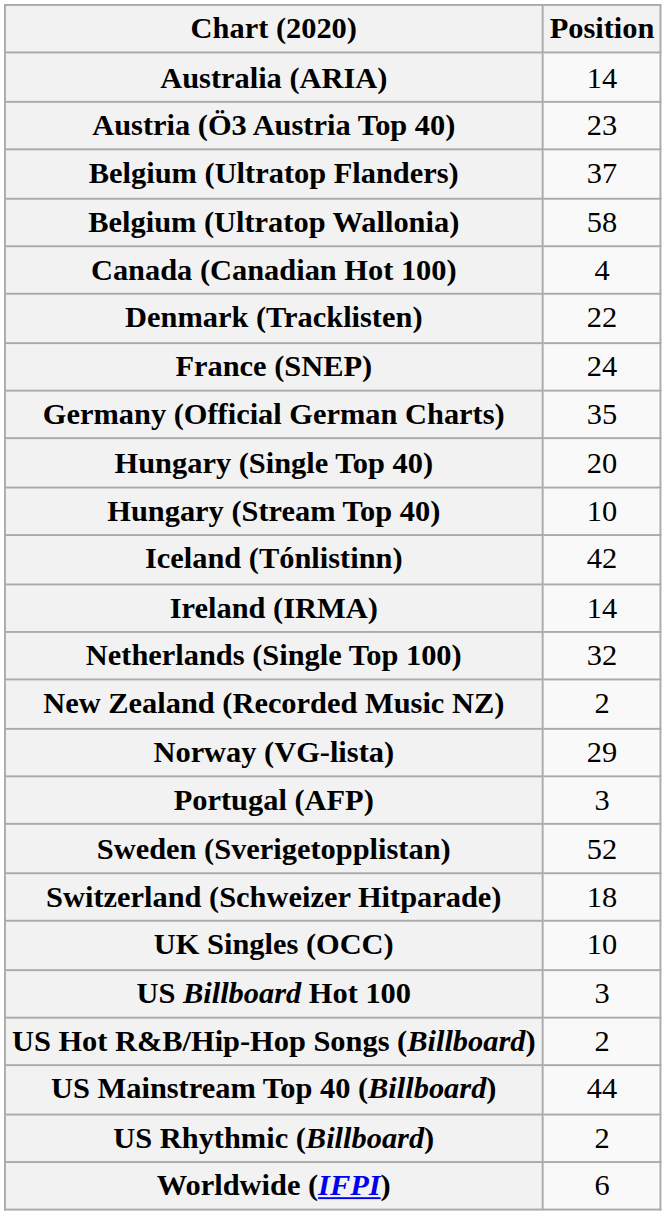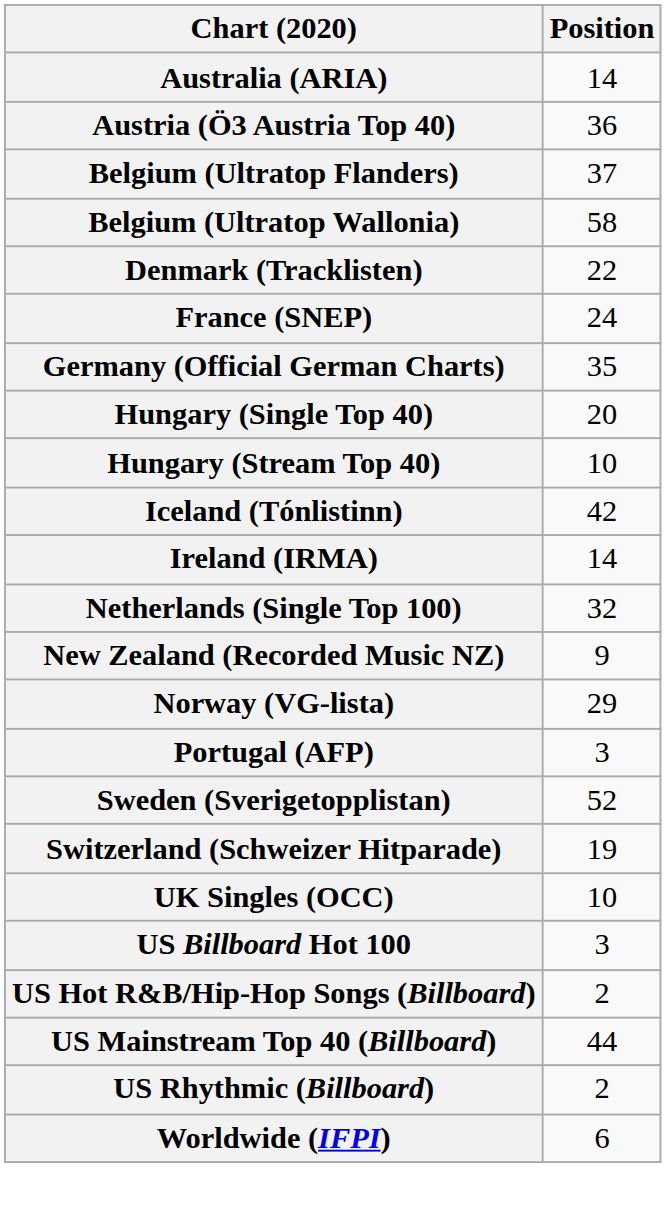(602, 125) 23 -> (602, 125) 36
- row: (274, 269)
(602, 703) 2 -> (602, 655) 9
(602, 896) 18 -> (602, 848) 19
